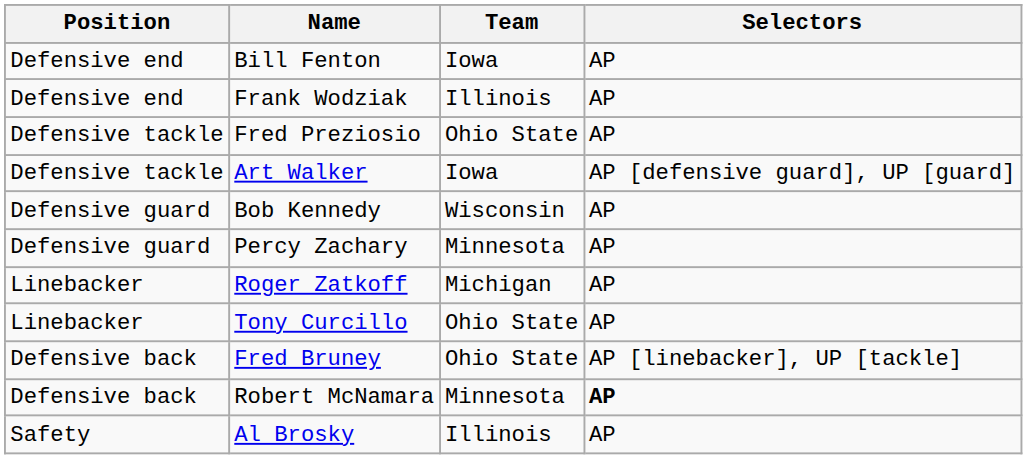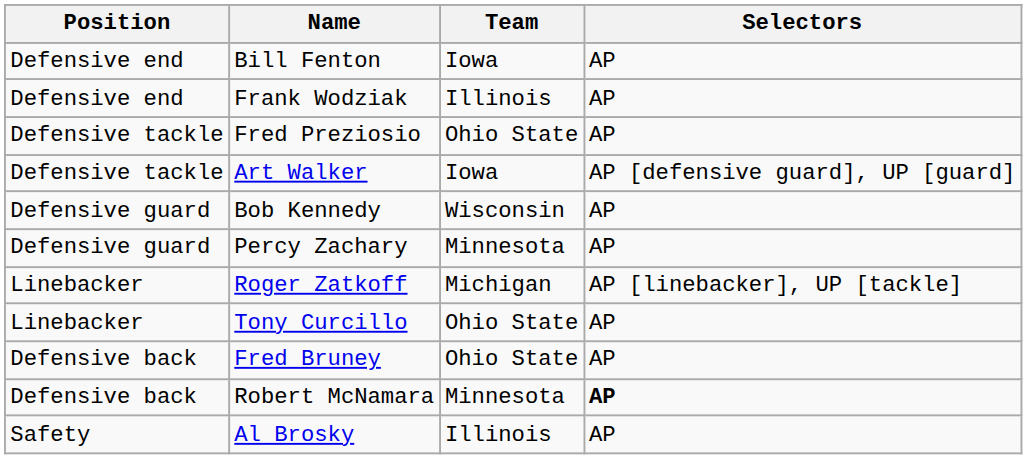(602, 285) AP -> (776, 285) AP [linebacker], UP [tackle]
(776, 359) AP [linebacker], UP [tackle] -> (602, 359) AP
